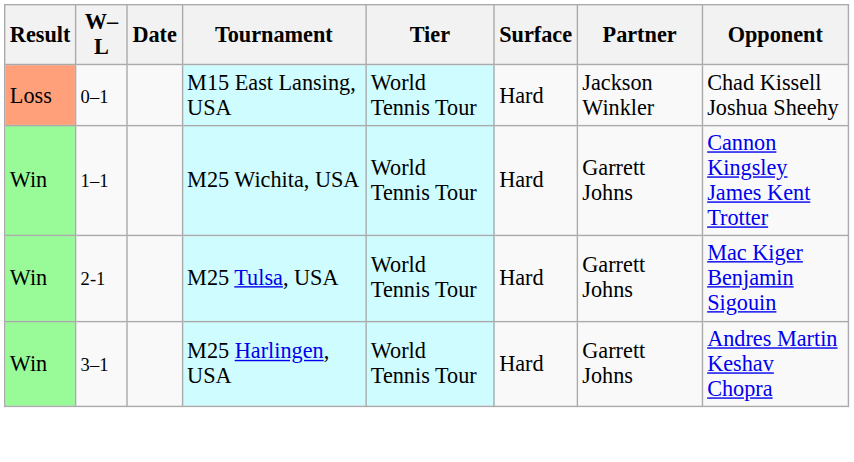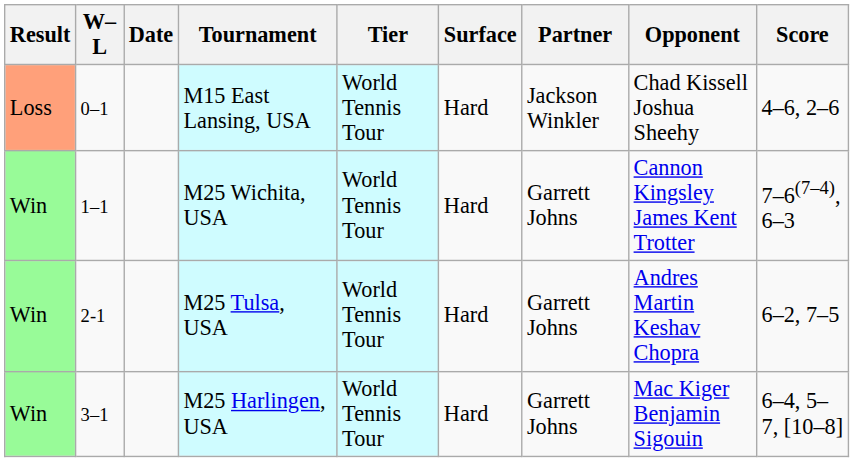+ column: (802, 34)
(755, 278) Mac Kiger Benjamin Sigouin -> (667, 315) Andres Martin Keshav Chopra
(772, 363) Andres Martin Keshav Chopra -> (681, 413) Mac Kiger Benjamin Sigouin
